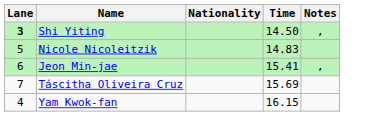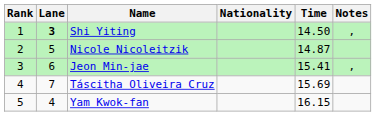+ column: (20, 13)
(282, 49) 14.83 -> (314, 49) 14.87
